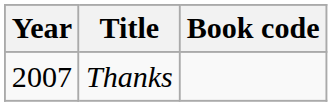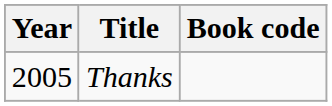(42, 76) 2007 -> (42, 76) 2005
